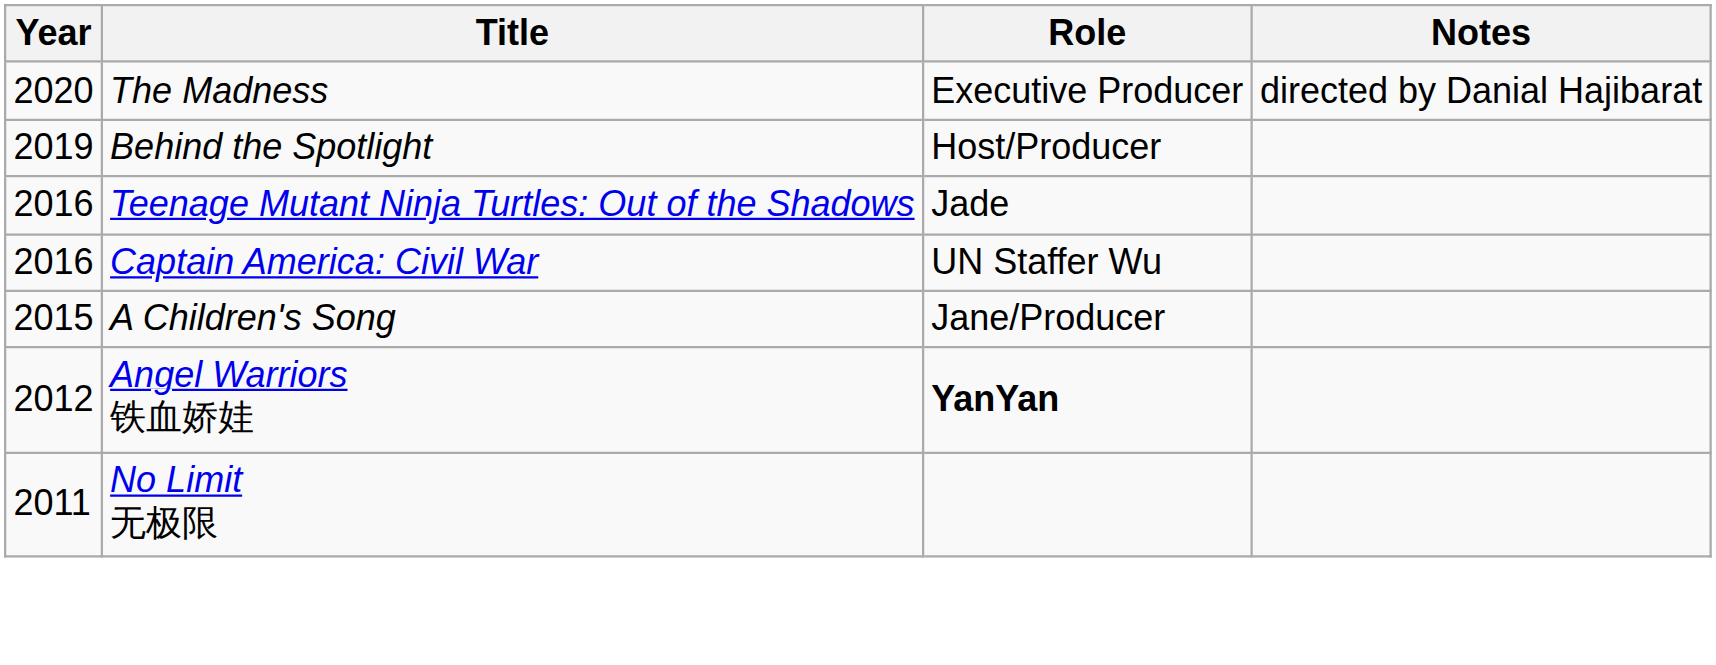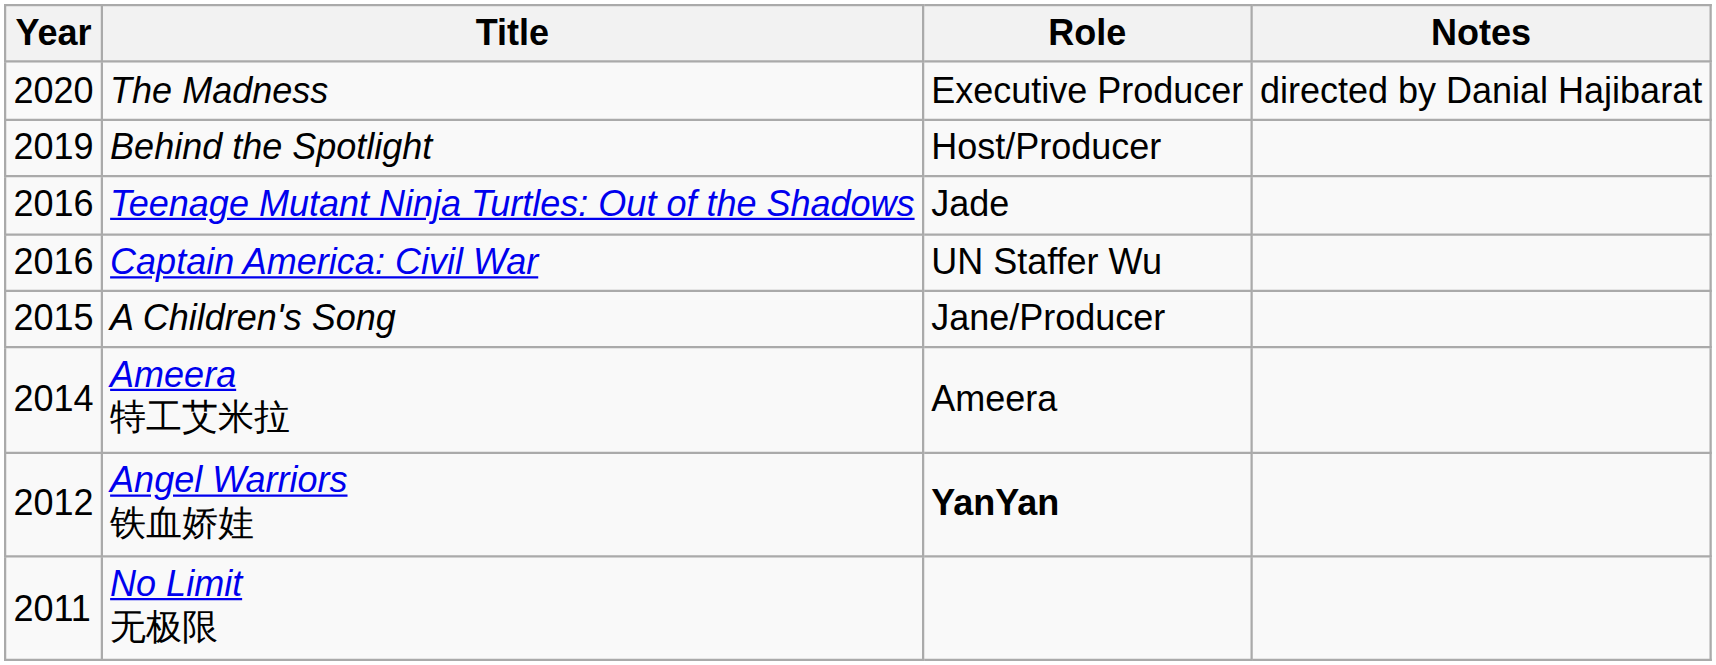+ row: (200, 396)
